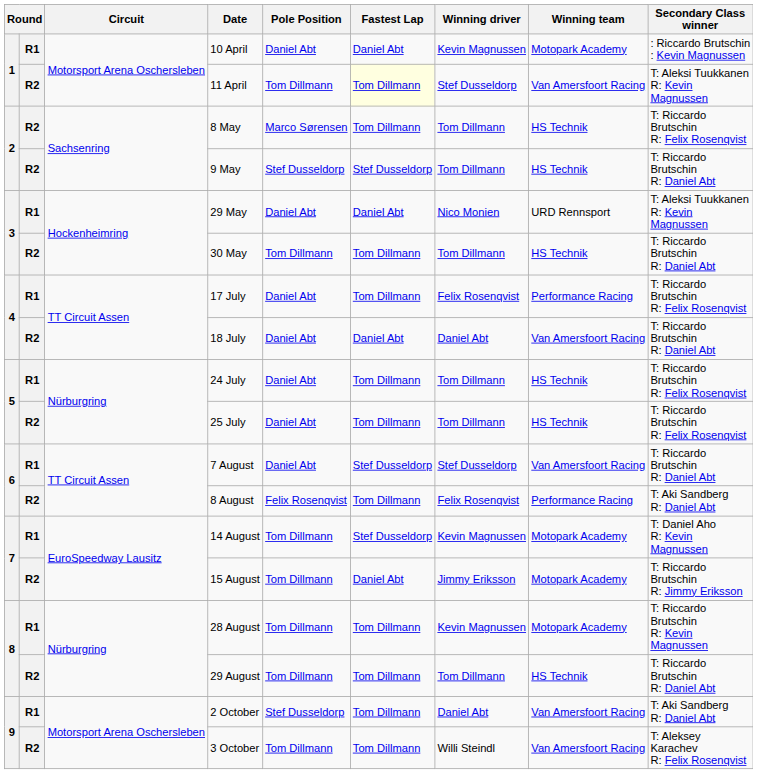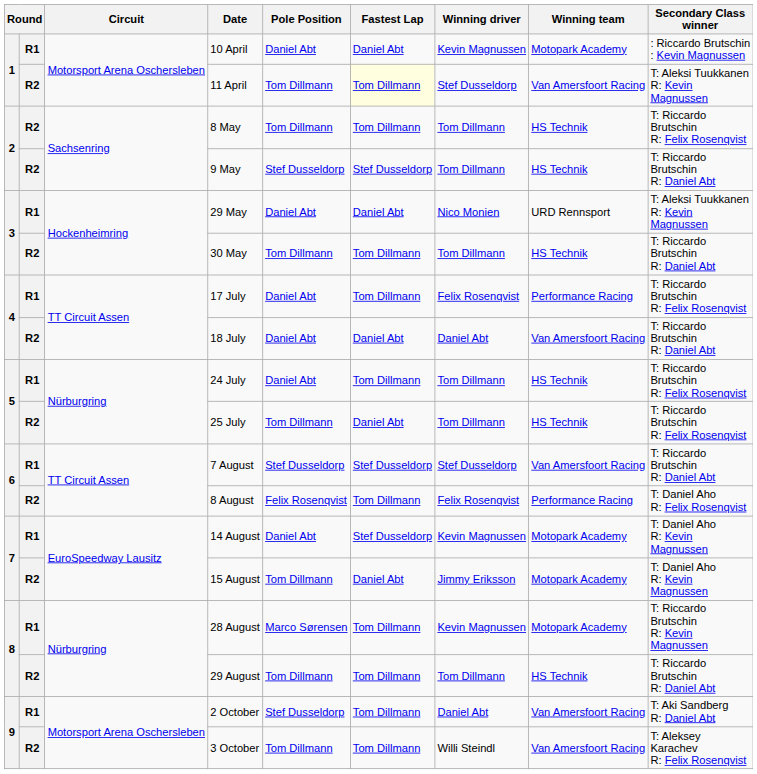(306, 127) Marco Sørensen -> (299, 127) Tom Dillmann
(291, 422) Daniel Abt -> (299, 422) Tom Dillmann
(387, 422) Tom Dillmann -> (378, 422) Daniel Abt
(291, 464) Daniel Abt -> (305, 464) Stef Dusseldorp
(689, 500) T: Aki Sandberg R: Daniel Abt -> (698, 500) T: Daniel Aho R: Felix Rosenqvist
(299, 537) Tom Dillmann -> (291, 537) Daniel Abt
(697, 579) T: Riccardo Brutschin R: Jimmy Eriksson -> (683, 579) T: Daniel Aho R: Kevin Magnussen
(299, 627) Tom Dillmann -> (306, 627) Marco Sørensen
